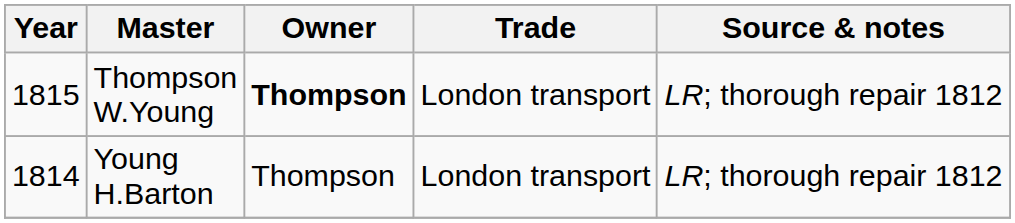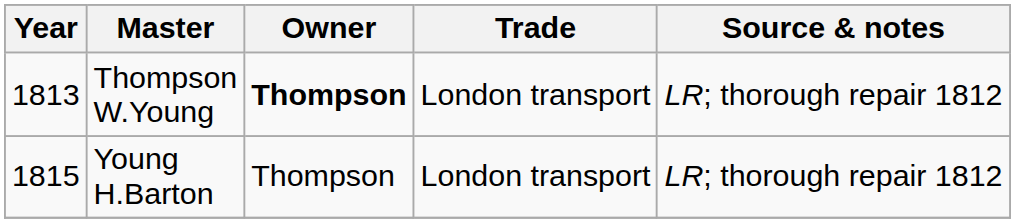(46, 93) 1815 -> (46, 93) 1813
(46, 176) 1814 -> (46, 176) 1815
